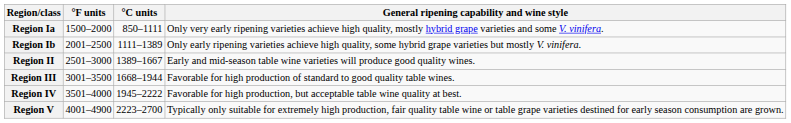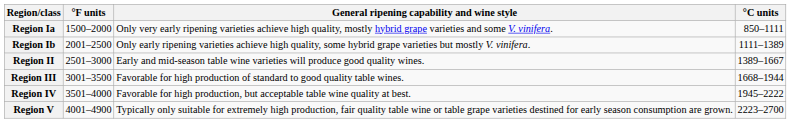columns swapped: (139, 12) <-> (475, 12)
